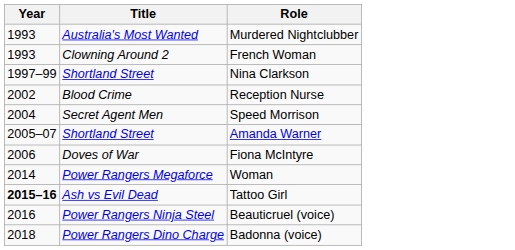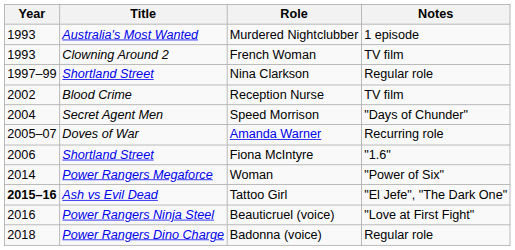+ column: (436, 14)
(108, 134) Shortland Street -> (101, 134) Doves of War
(101, 154) Doves of War -> (108, 154) Shortland Street
